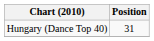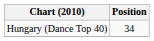(129, 28) 31 -> (129, 28) 34
